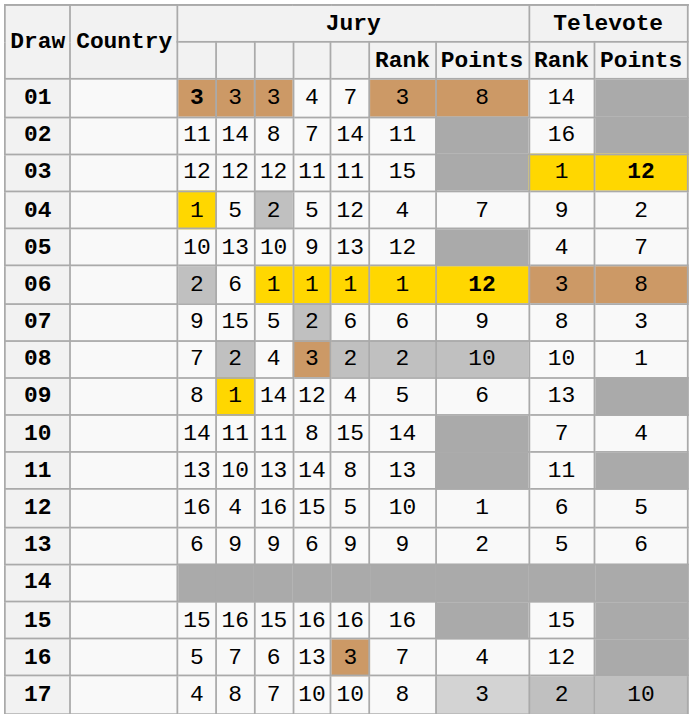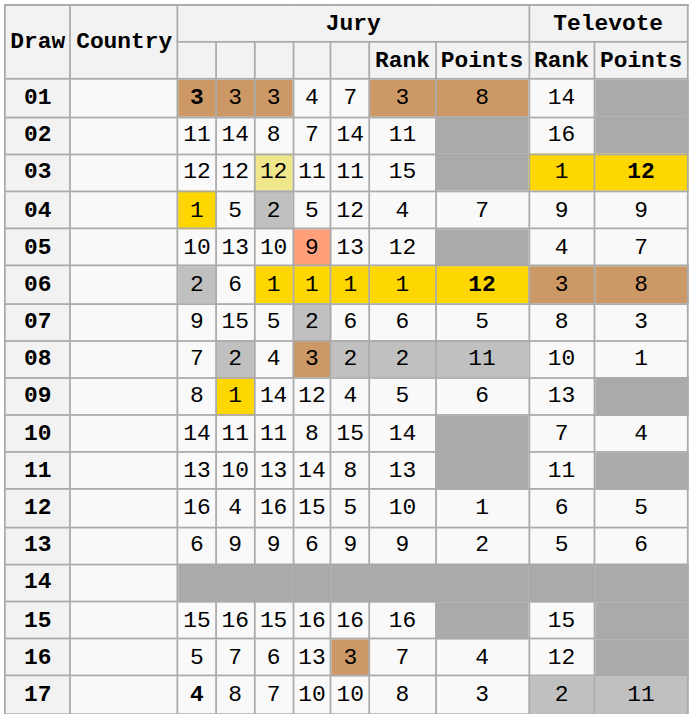(274, 173) no background -> (274, 173) khaki background
(641, 210) 2 -> (641, 210) 9
(312, 247) no background -> (312, 247) lightsalmon background
(482, 322) 9 -> (482, 322) 5
(482, 359) 10 -> (482, 359) 11
(197, 695) normal -> (197, 695) bold
(482, 695) lightgrey background -> (482, 695) no background
(641, 695) 10 -> (641, 695) 11
